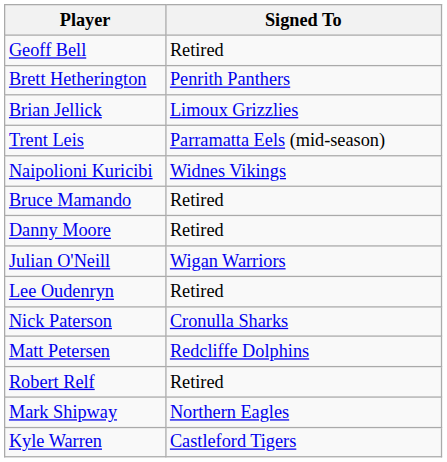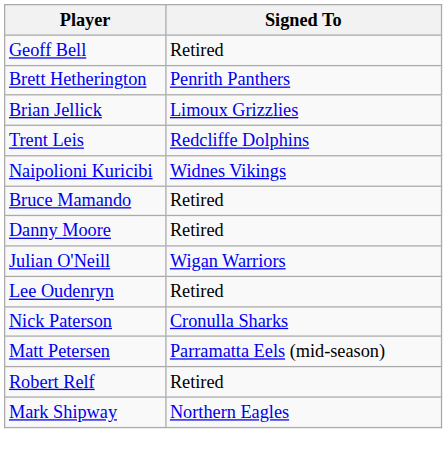(277, 140) Parramatta Eels (mid-season) -> (240, 140) Redcliffe Dolphins
(240, 351) Redcliffe Dolphins -> (277, 351) Parramatta Eels (mid-season)
- row: (55, 442)
